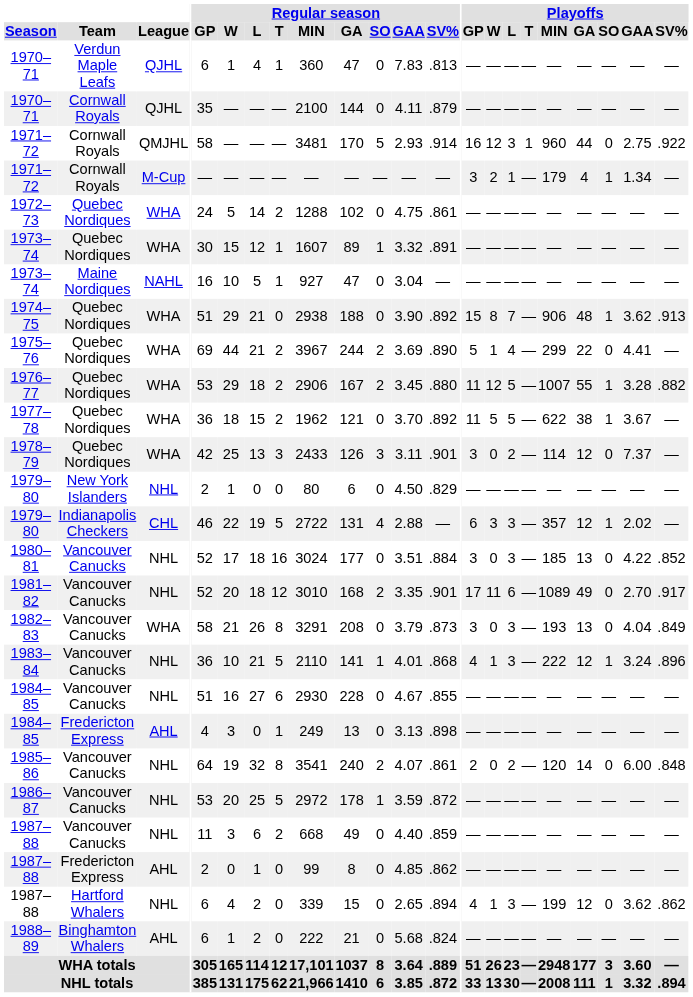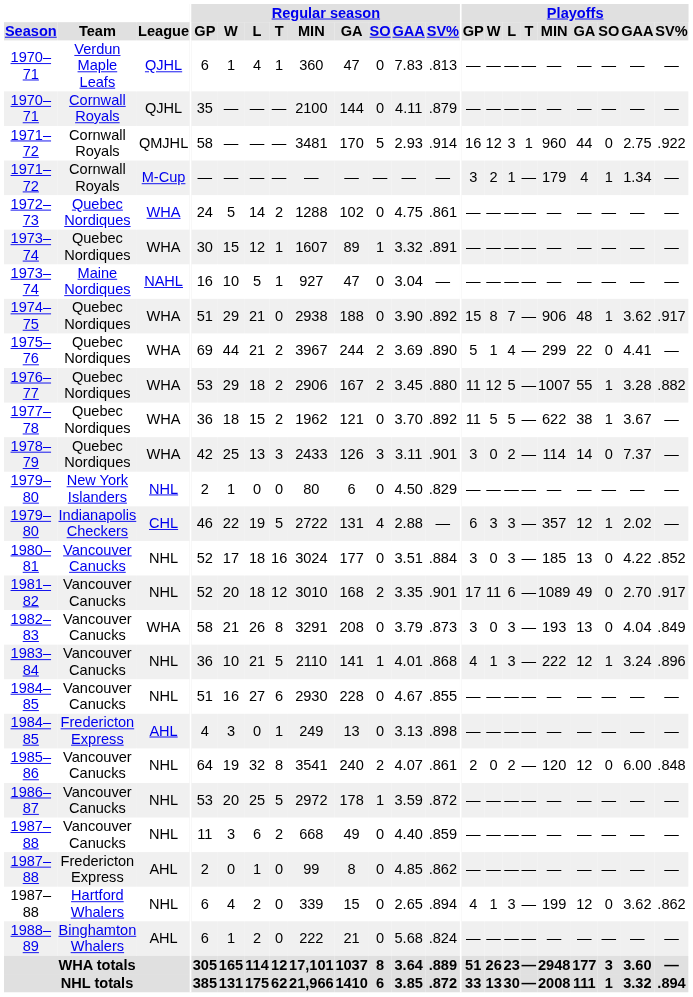(672, 316) .913 -> (672, 316) .917
(584, 454) 12 -> (584, 454) 14
(584, 765) 14 -> (584, 765) 12
